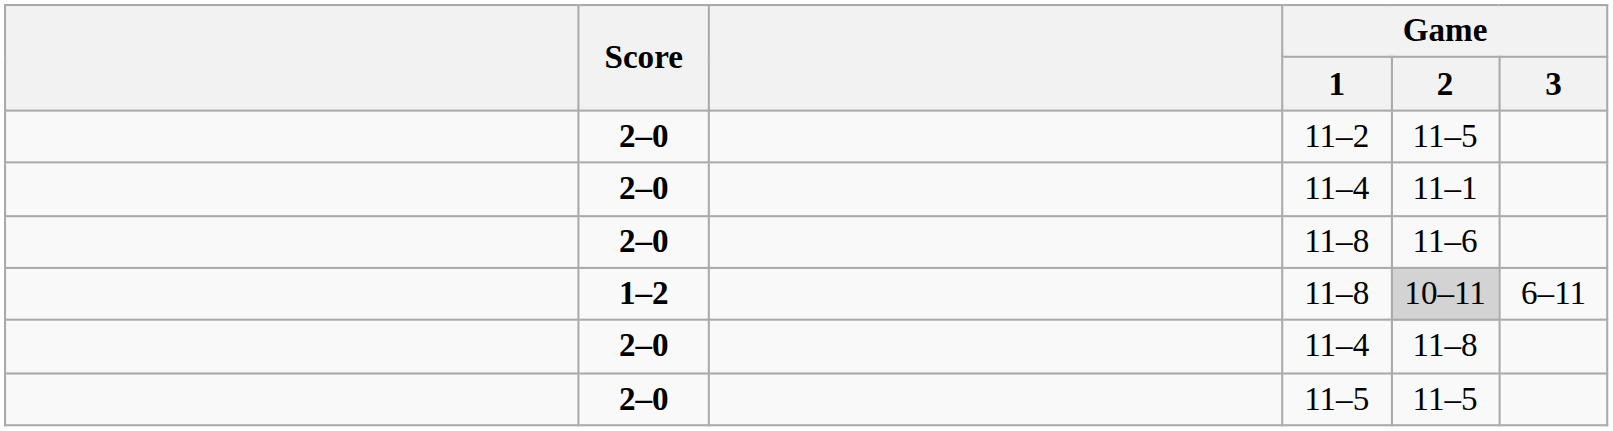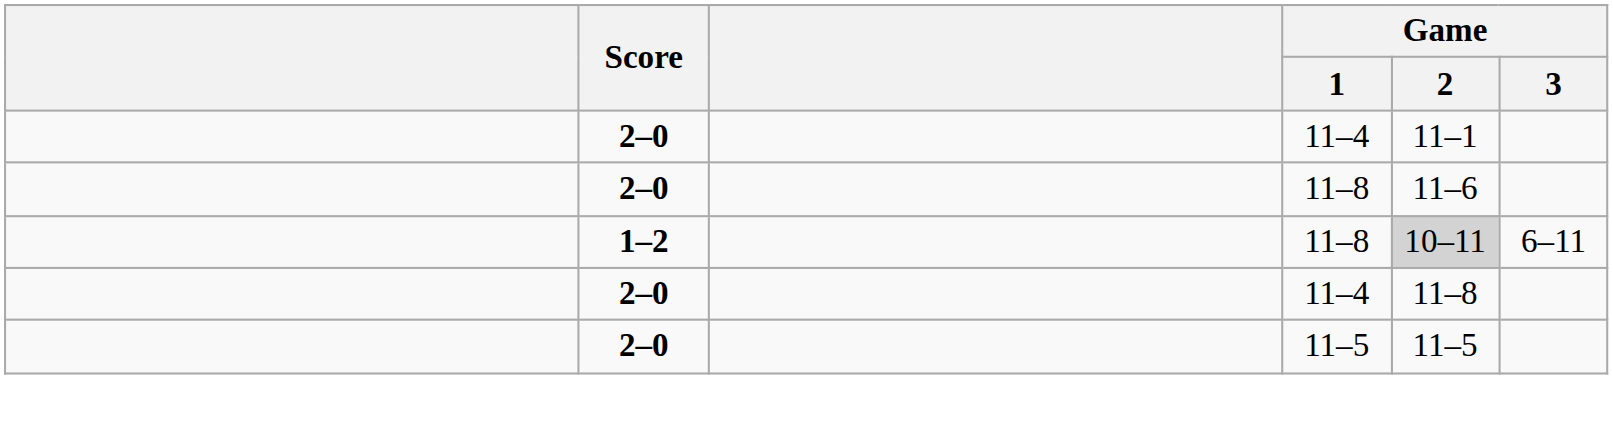- row: (644, 135)
